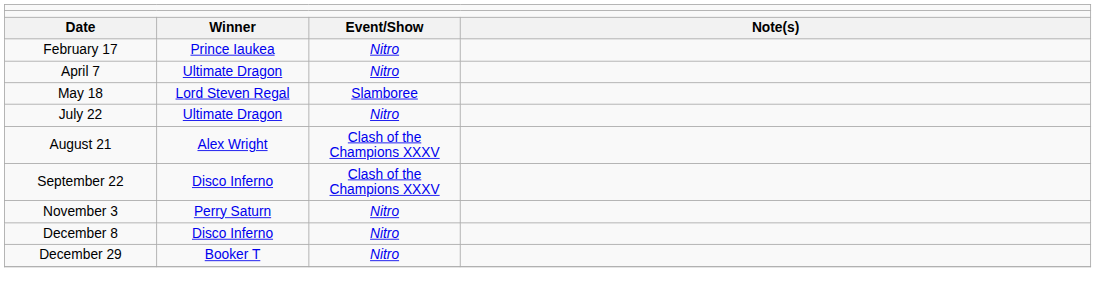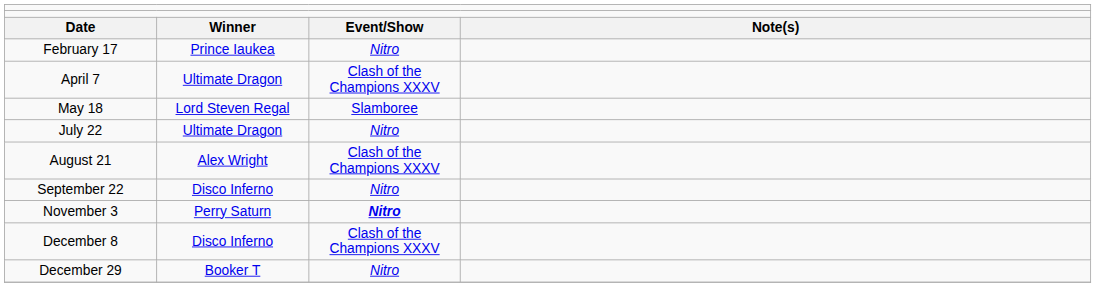(385, 71) Nitro -> (385, 79) Clash of the Champions XXXV
(385, 182) Clash of the Champions XXXV -> (385, 189) Nitro
(385, 211) normal -> (385, 211) bold
(385, 233) Nitro -> (385, 241) Clash of the Champions XXXV
